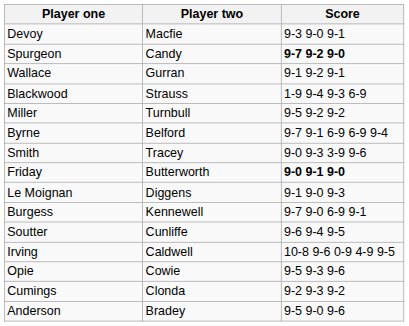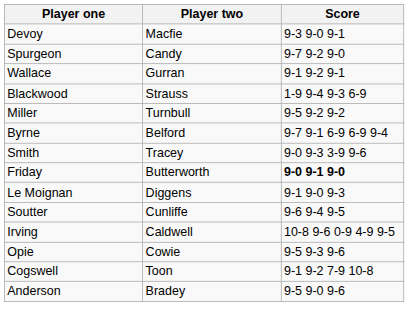(314, 53) bold -> (314, 53) normal
- row: (30, 212)
+ row: (33, 271)
- row: (32, 291)
